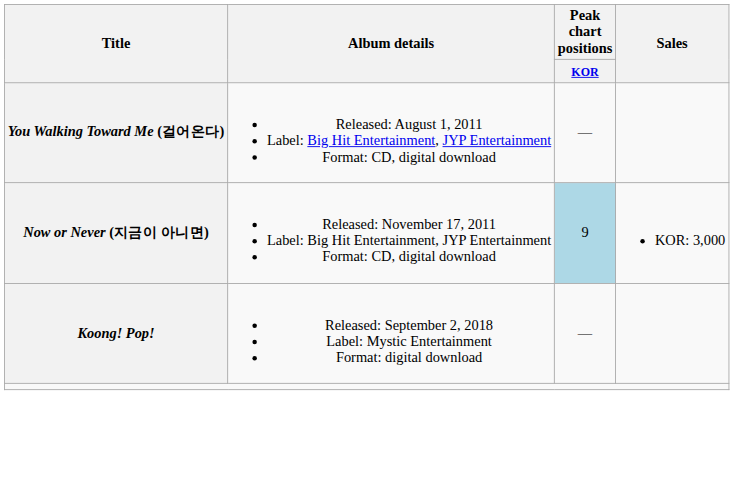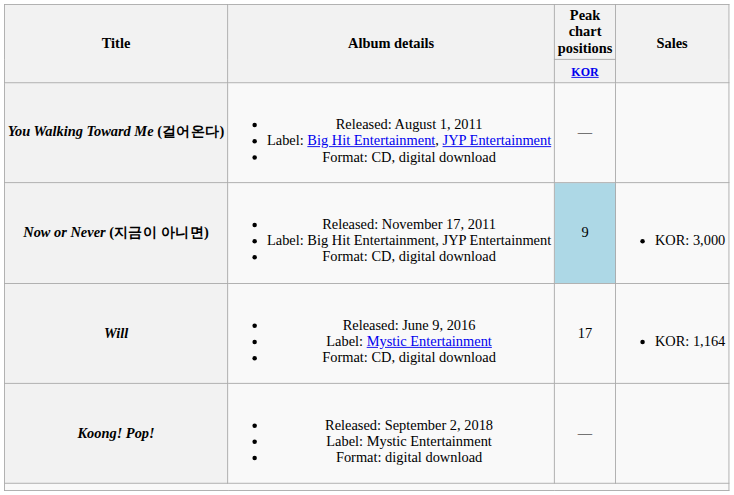+ row: (116, 333)
